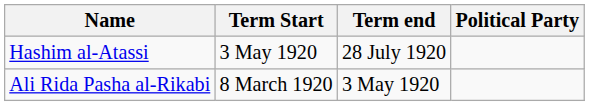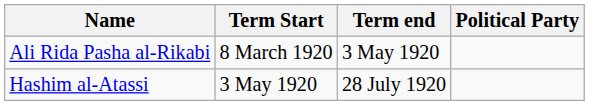rows swapped: (110, 84) <-> (79, 52)
